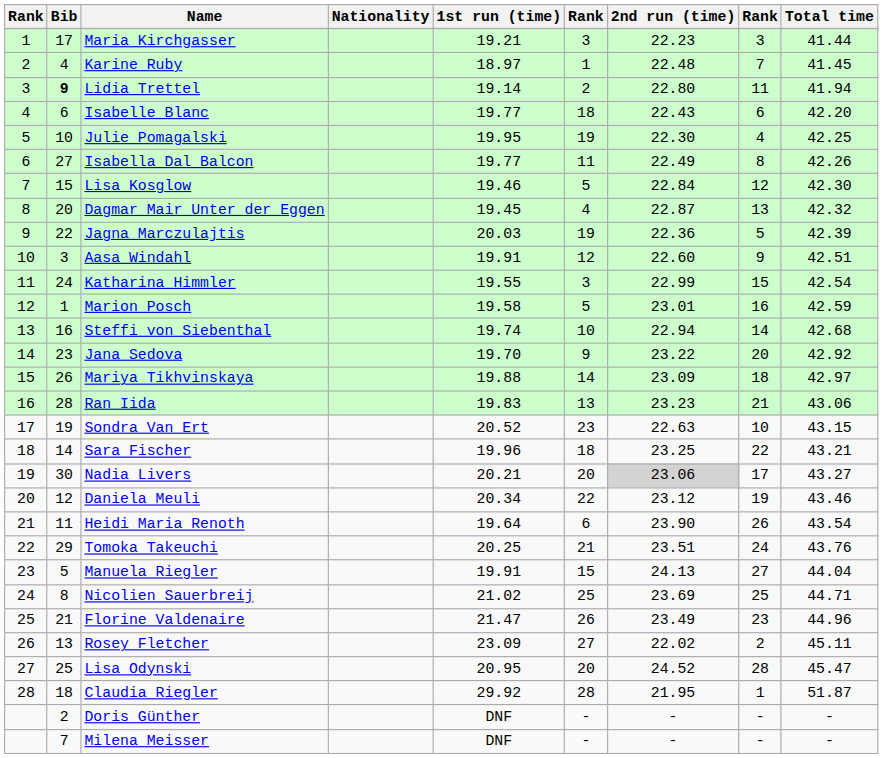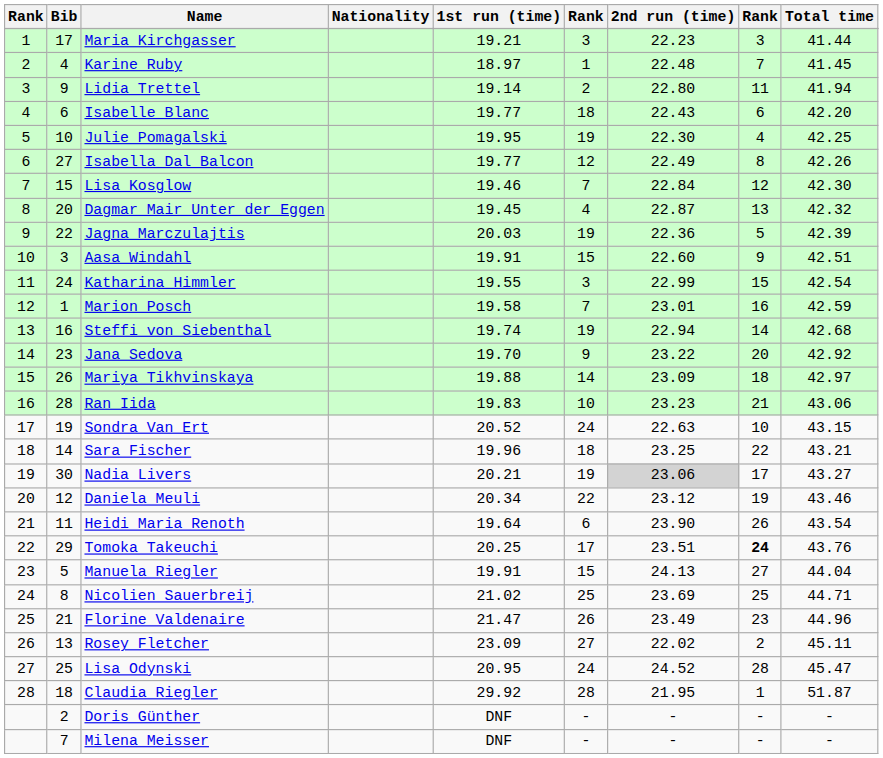(64, 89) bold -> (64, 89) normal
(586, 162) 11 -> (586, 162) 12
(586, 186) 5 -> (586, 186) 7
(586, 258) 12 -> (586, 258) 15
(586, 306) 5 -> (586, 306) 7
(586, 331) 10 -> (586, 331) 19
(586, 403) 13 -> (586, 403) 10
(586, 427) 23 -> (586, 427) 24
(586, 476) 20 -> (586, 476) 19
(586, 548) 21 -> (586, 548) 17
(760, 548) normal -> (760, 548) bold
(586, 669) 20 -> (586, 669) 24
